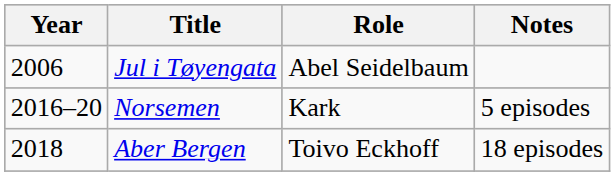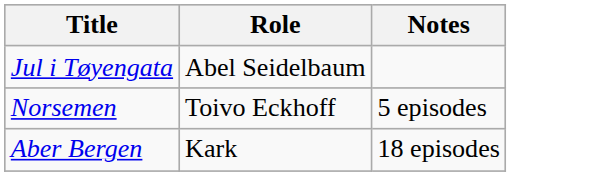- column: (56, 25)
(314, 107) Kark -> (260, 107) Toivo Eckhoff
(364, 149) Toivo Eckhoff -> (211, 149) Kark
